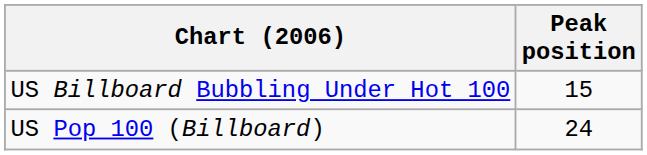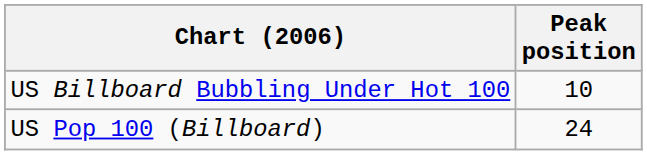(579, 91) 15 -> (579, 91) 10
